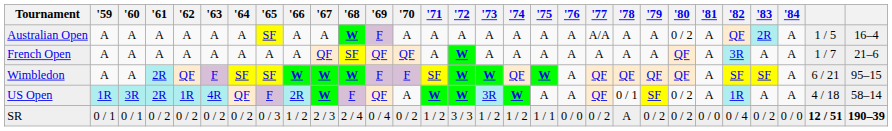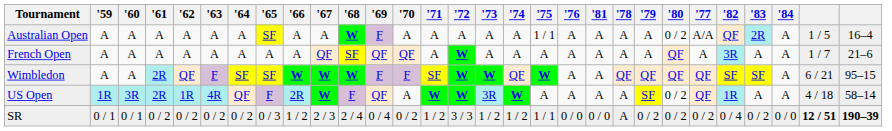columns swapped: (599, 14) <-> (709, 14)
(544, 35) A -> (544, 35) 1 / 1
(627, 95) 0 / 1 -> (624, 95) A
